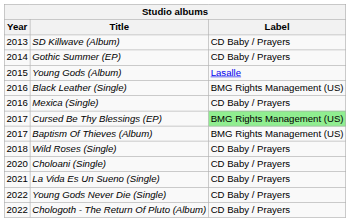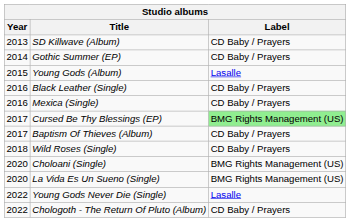(277, 88) BMG Rights Management (US) -> (250, 88) CD Baby / Prayers
(277, 133) BMG Rights Management (US) -> (250, 133) CD Baby / Prayers
(250, 164) CD Baby / Prayers -> (277, 164) BMG Rights Management (US)
(17, 179) 2021 -> (17, 179) 2020
(250, 179) CD Baby / Prayers -> (277, 179) BMG Rights Management (US)
(250, 194) CD Baby / Prayers -> (226, 194) Lasalle
